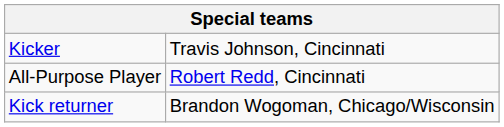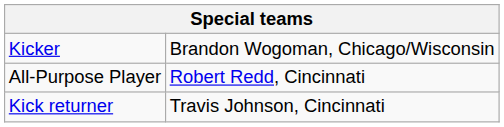(277, 48) Travis Johnson, Cincinnati -> (332, 48) Brandon Wogoman, Chicago/Wisconsin
(332, 106) Brandon Wogoman, Chicago/Wisconsin -> (277, 106) Travis Johnson, Cincinnati
